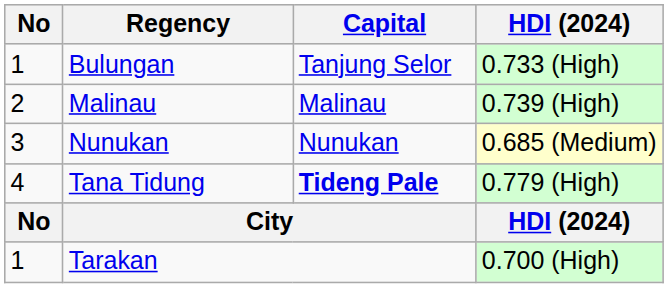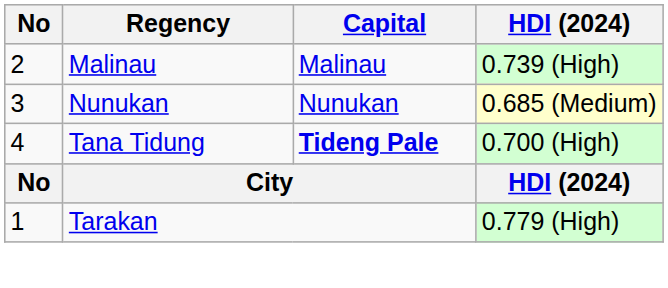- row: (122, 63)
(551, 182) 0.779 (High) -> (551, 143) 0.700 (High)
(551, 261) 0.700 (High) -> (551, 222) 0.779 (High)
